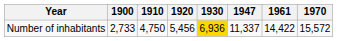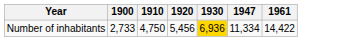- column: (315, 12)
(244, 28) 11,337 -> (244, 28) 11,334
